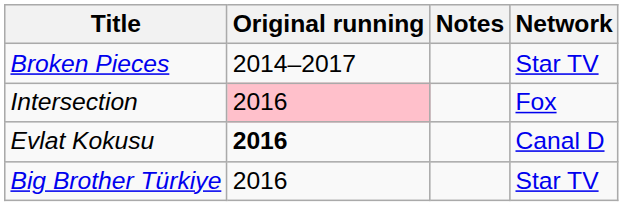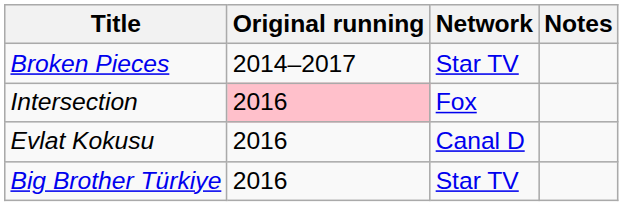columns swapped: (564, 24) <-> (470, 24)
(260, 141) bold -> (260, 141) normal
